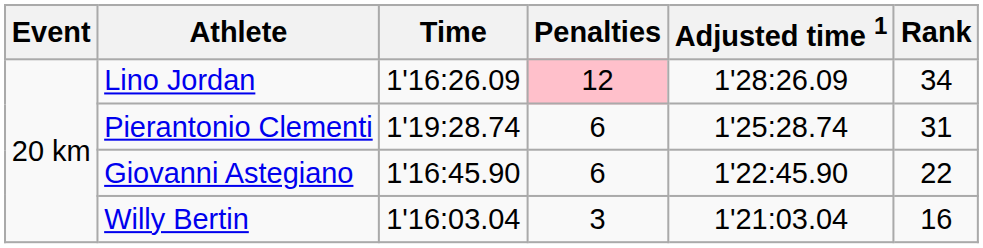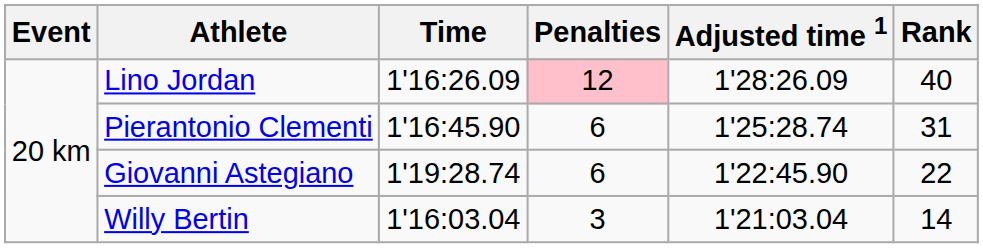(936, 82) 34 -> (936, 82) 40
(453, 127) 1'19:28.74 -> (453, 127) 1'16:45.90
(453, 173) 1'16:45.90 -> (453, 173) 1'19:28.74
(936, 219) 16 -> (936, 219) 14
